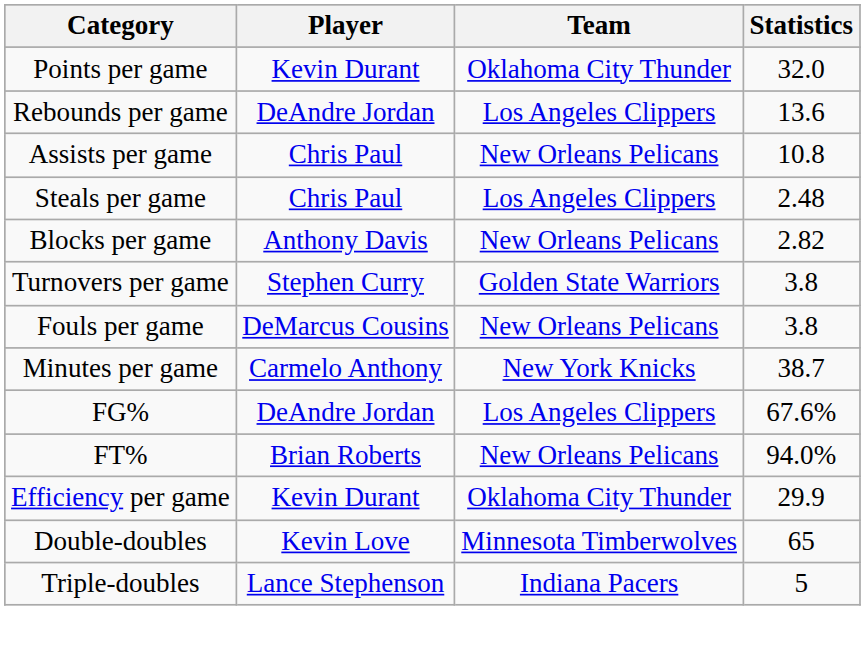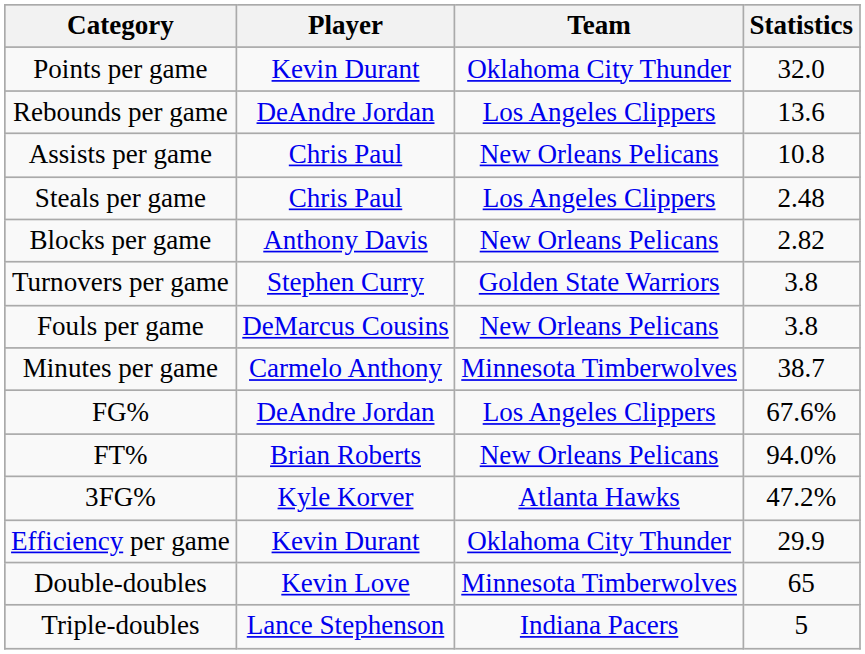(599, 369) New York Knicks -> (599, 369) Minnesota Timberwolves
+ row: (120, 497)
